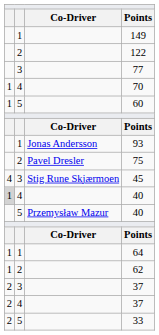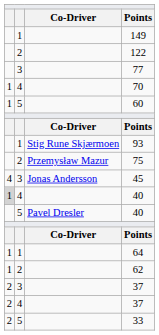(62, 143) Jonas Andersson -> (73, 143) Stig Rune Skjærmoen
(56, 160) Pavel Dresler -> (68, 160) Przemysław Mazur
(73, 178) Stig Rune Skjærmoen -> (62, 178) Jonas Andersson
(68, 212) Przemysław Mazur -> (56, 212) Pavel Dresler
